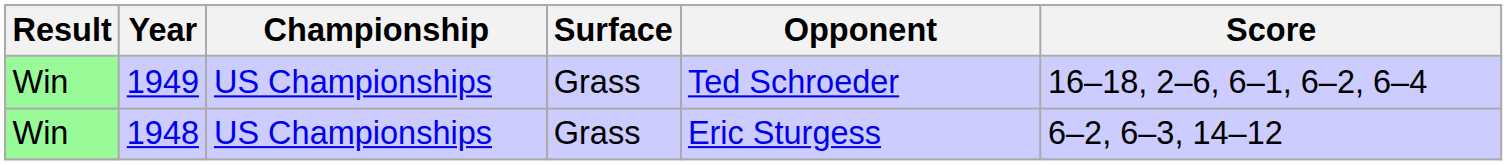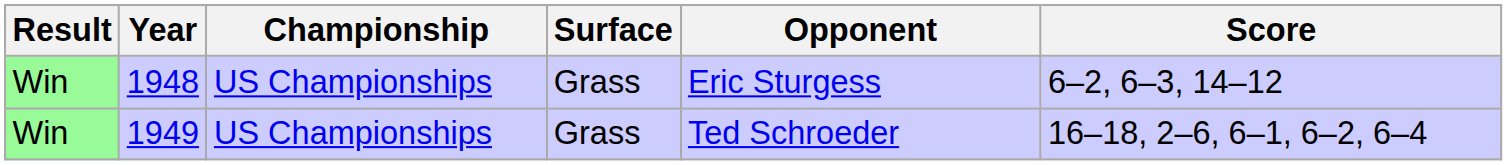rows swapped: (163, 133) <-> (163, 81)
